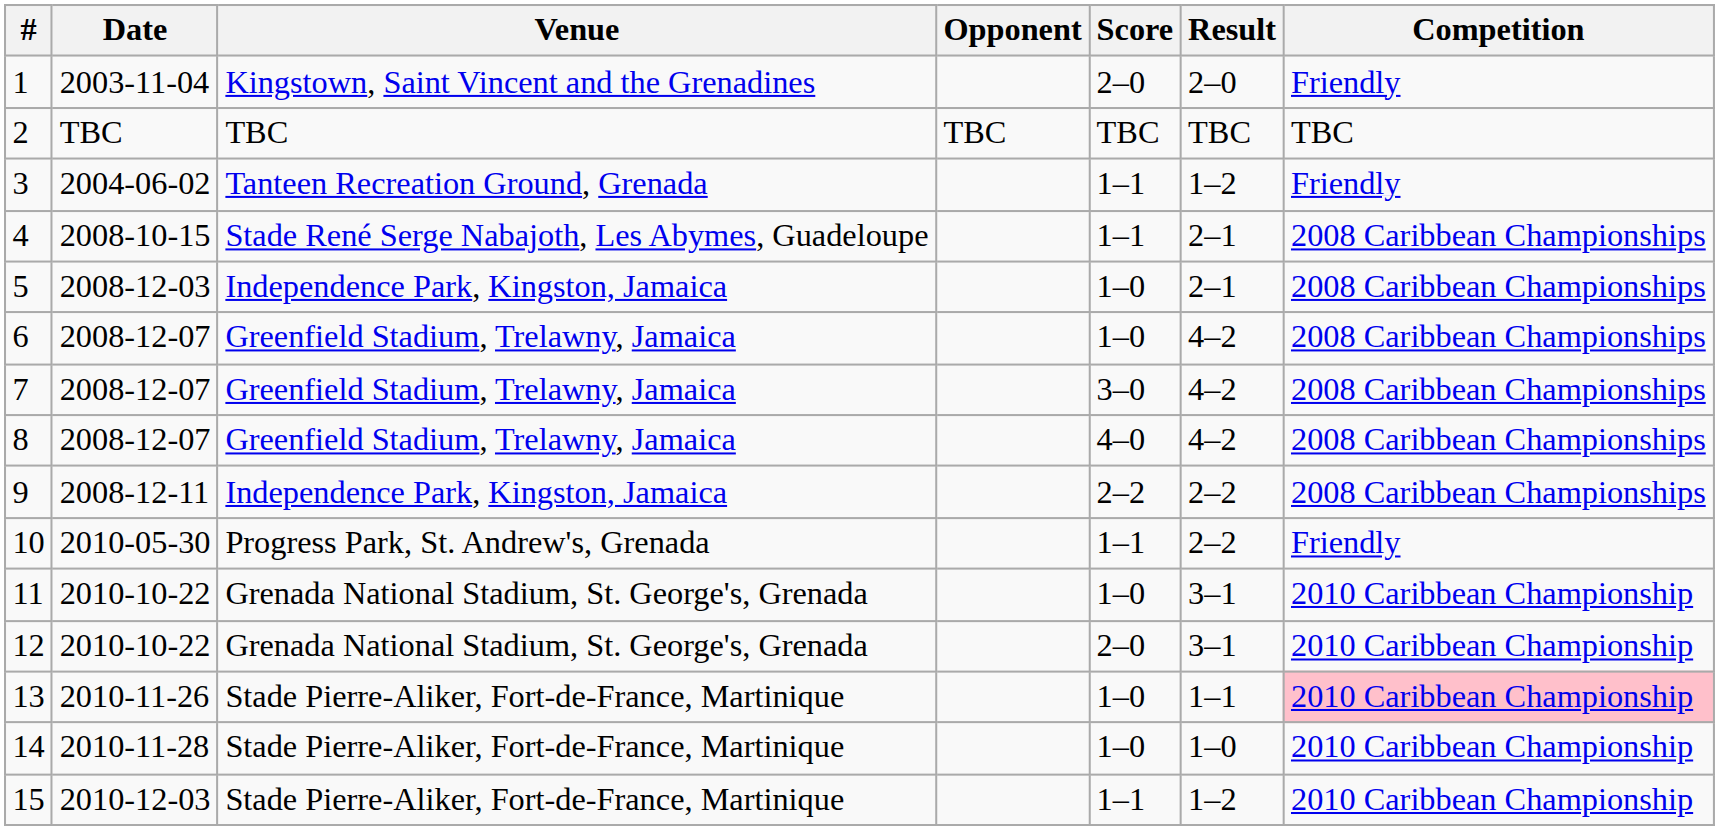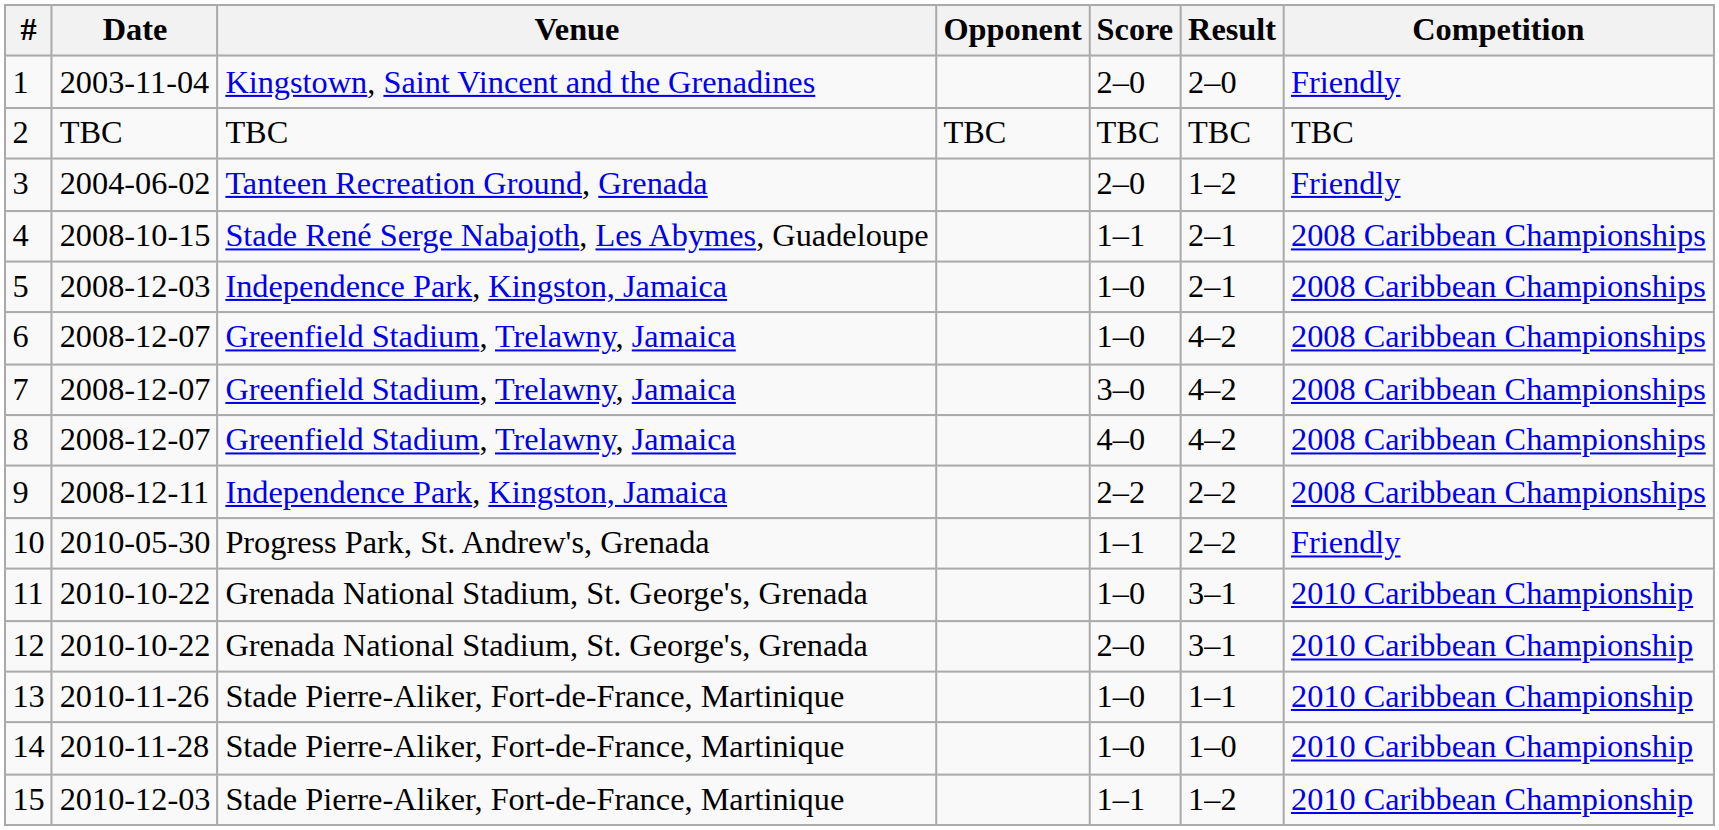(1121, 183) 1–1 -> (1121, 183) 2–0
(1492, 696) pink background -> (1492, 696) no background
